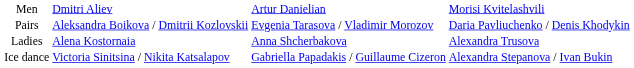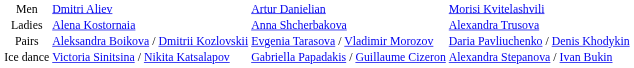rows swapped: (27, 41) <-> (27, 25)
